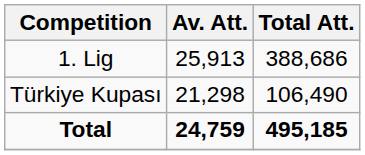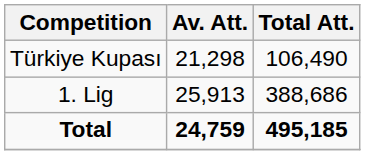rows swapped: (86, 58) <-> (86, 94)
